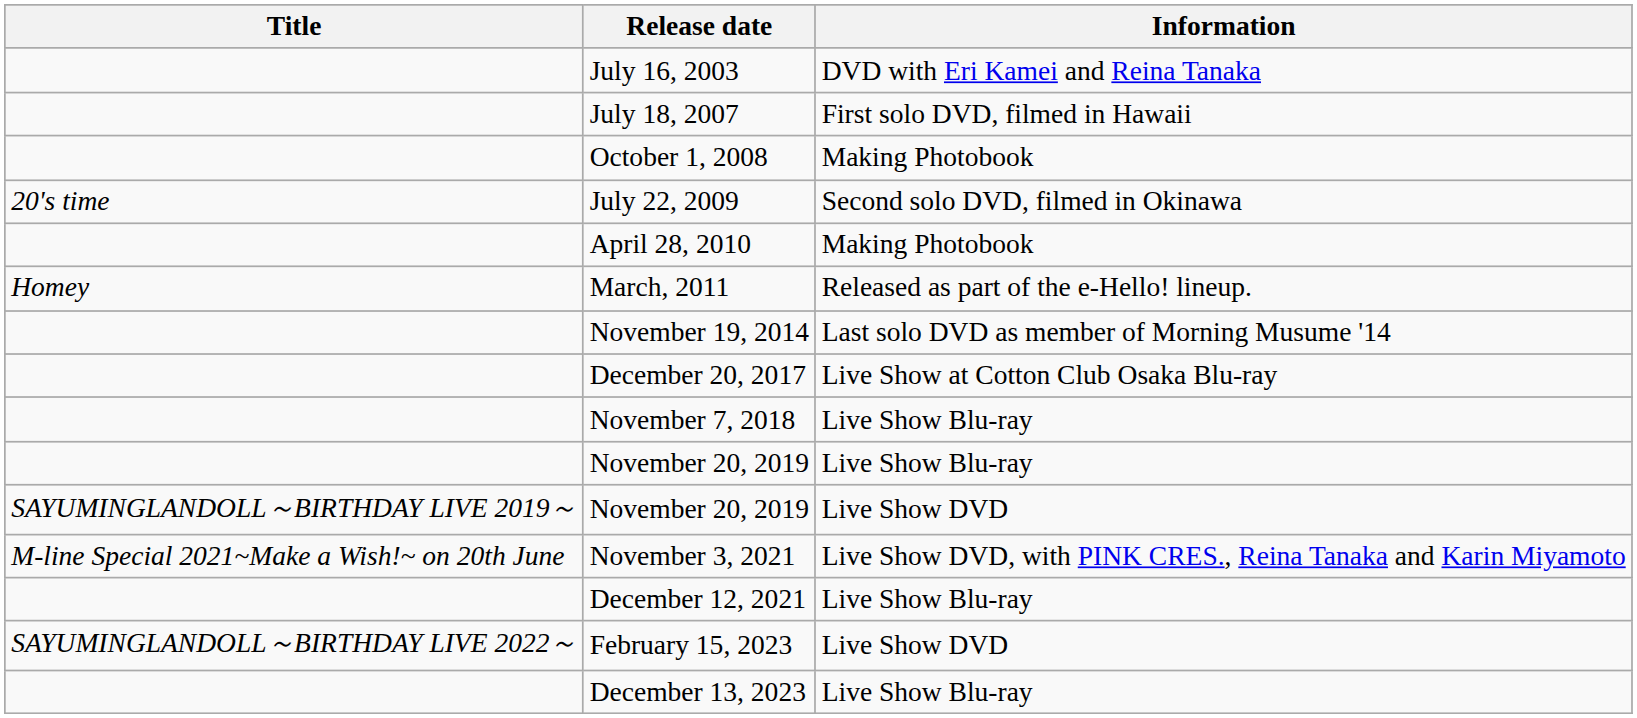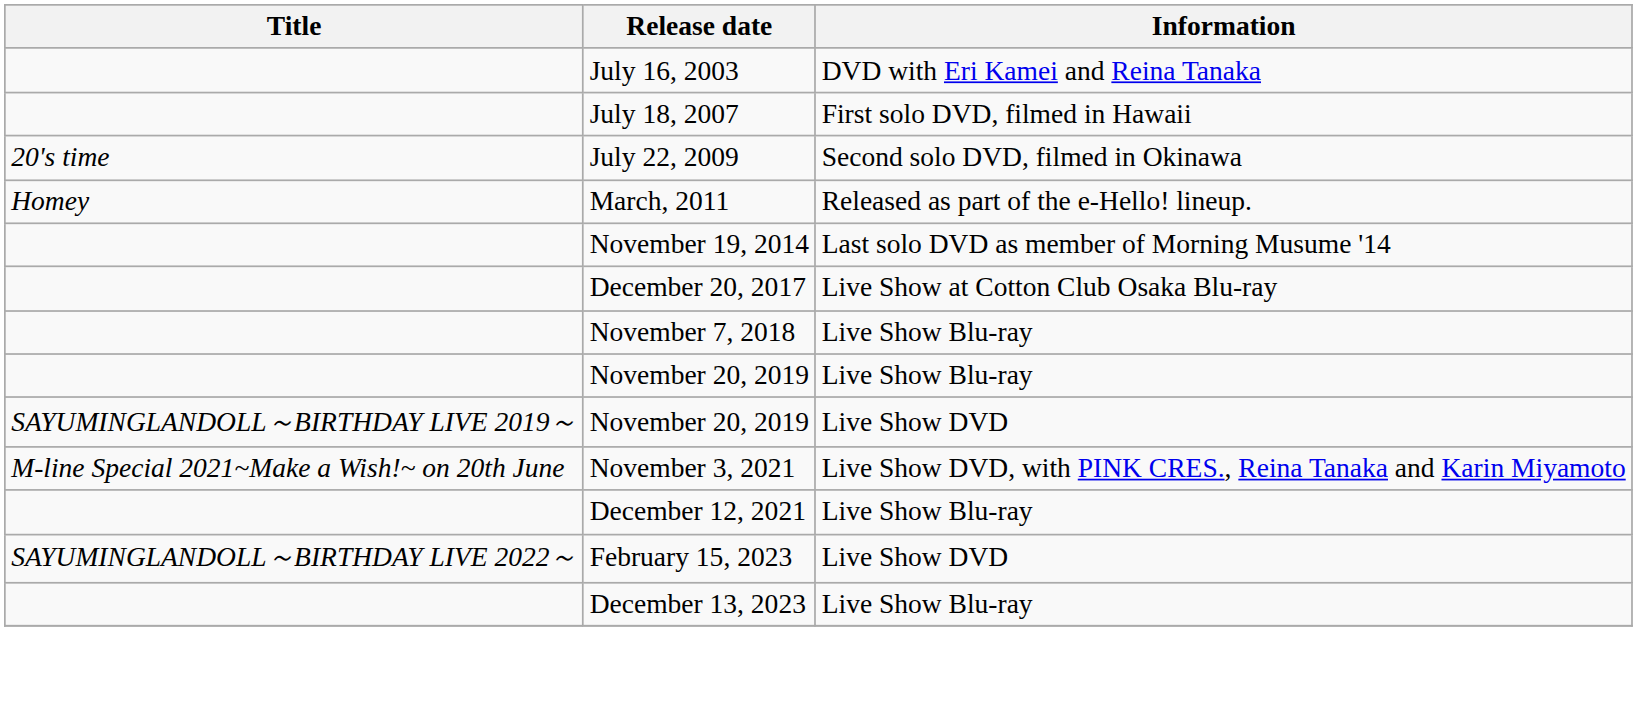- row: (679, 157)
- row: (670, 244)
